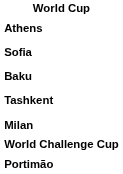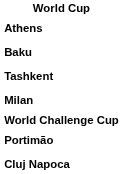- row: (18, 52)
+ row: (37, 164)
